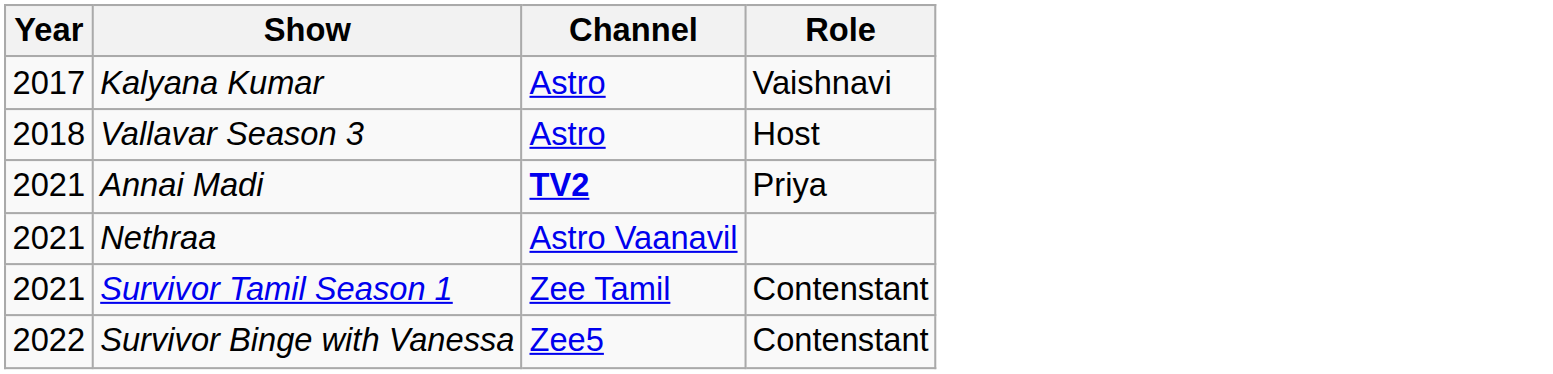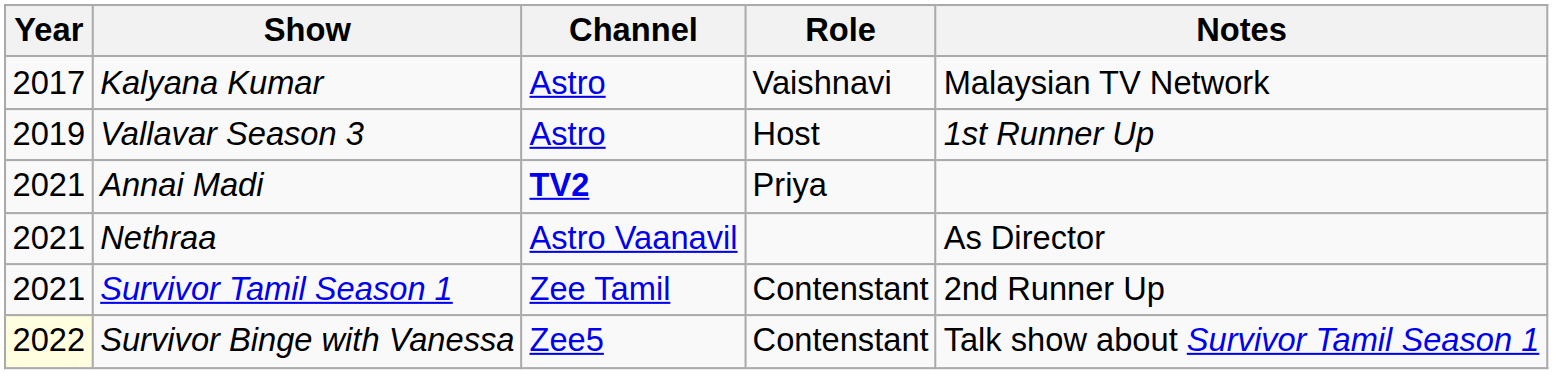+ column: (1241, 30)
(49, 133) 2018 -> (49, 133) 2019
(49, 340) no background -> (49, 340) lightyellow background
